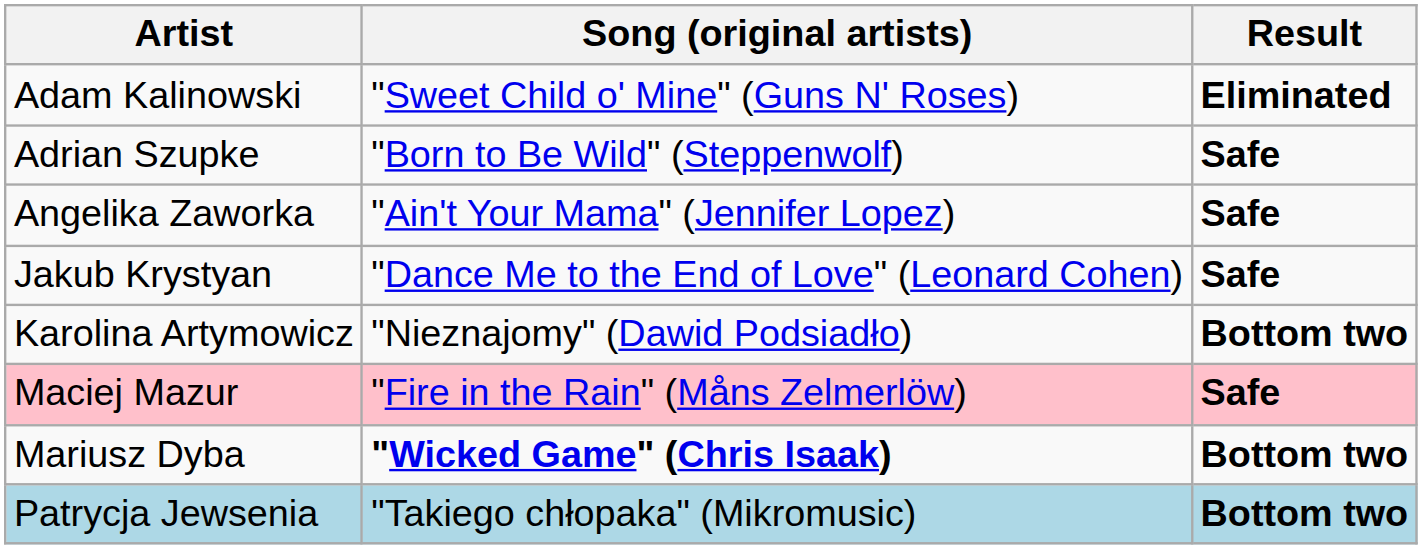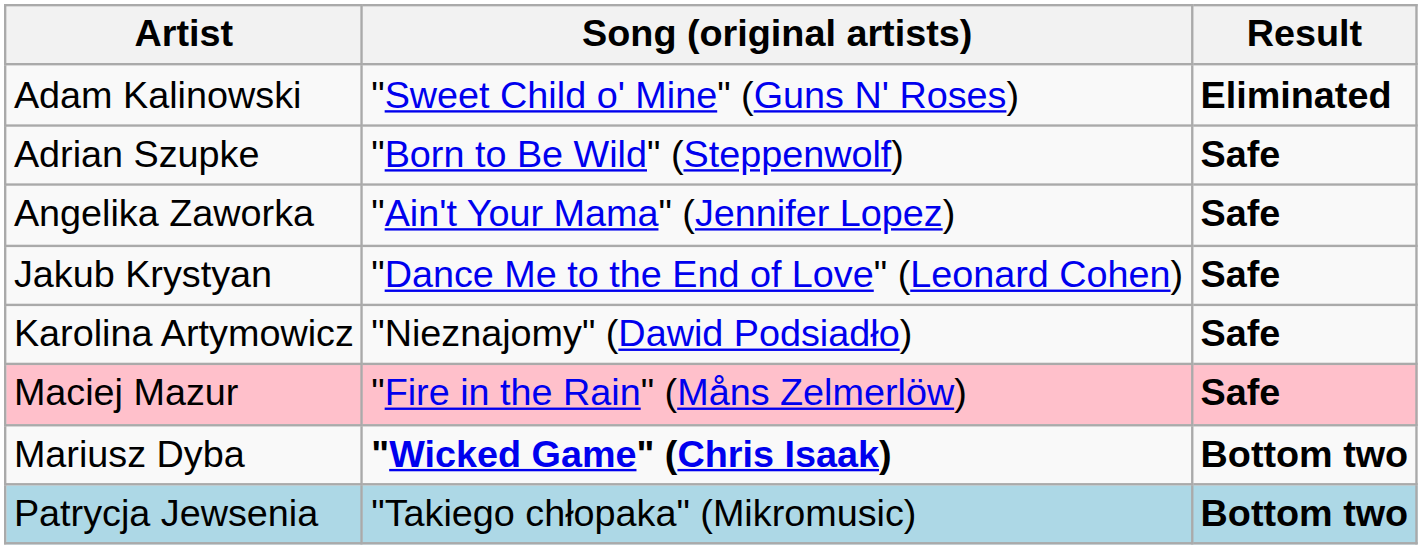(1304, 333) Bottom two -> (1240, 333) Safe
